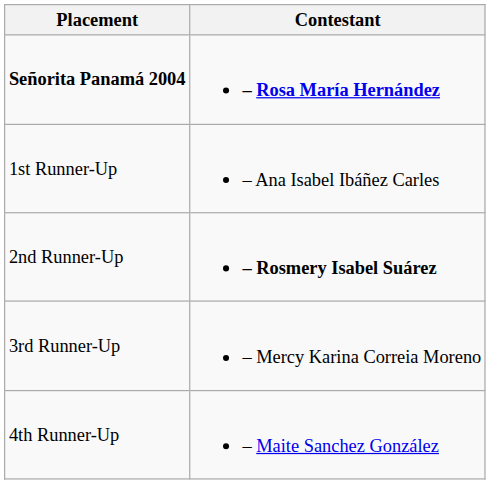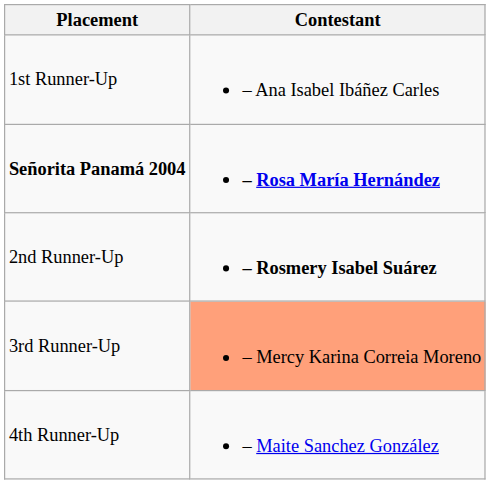rows swapped: (97, 79) <-> (63, 168)
(338, 357) no background -> (338, 357) lightsalmon background
